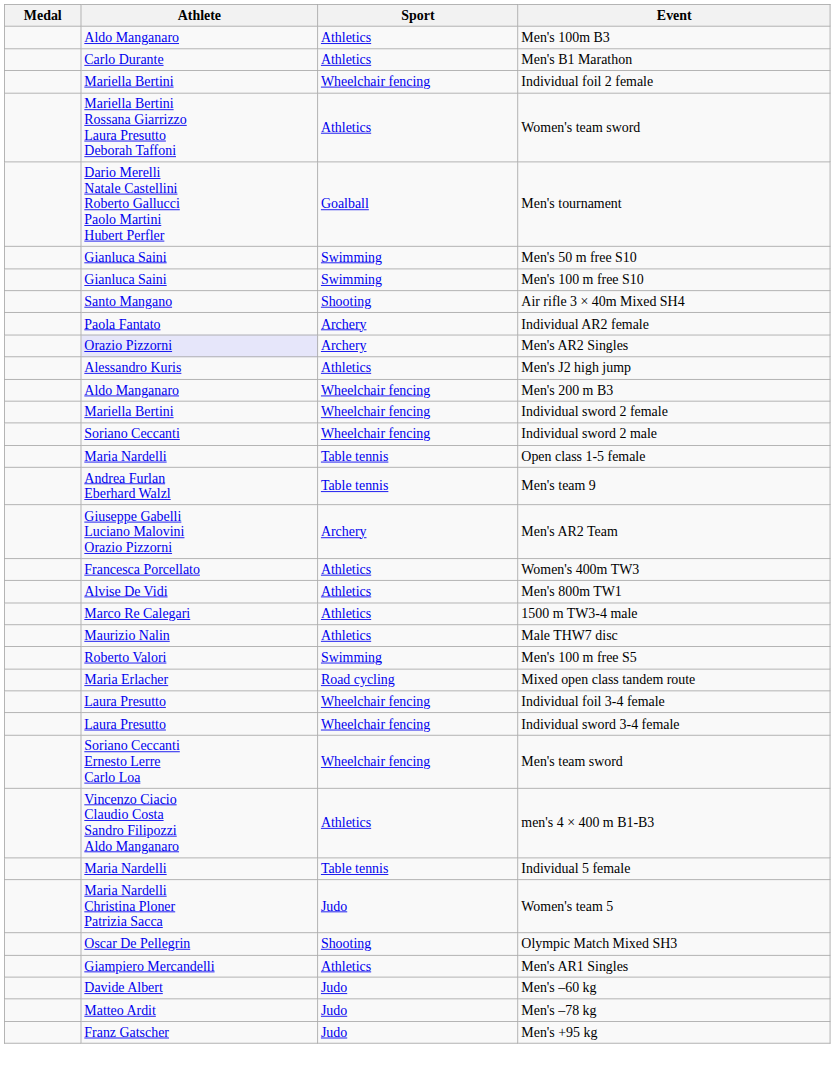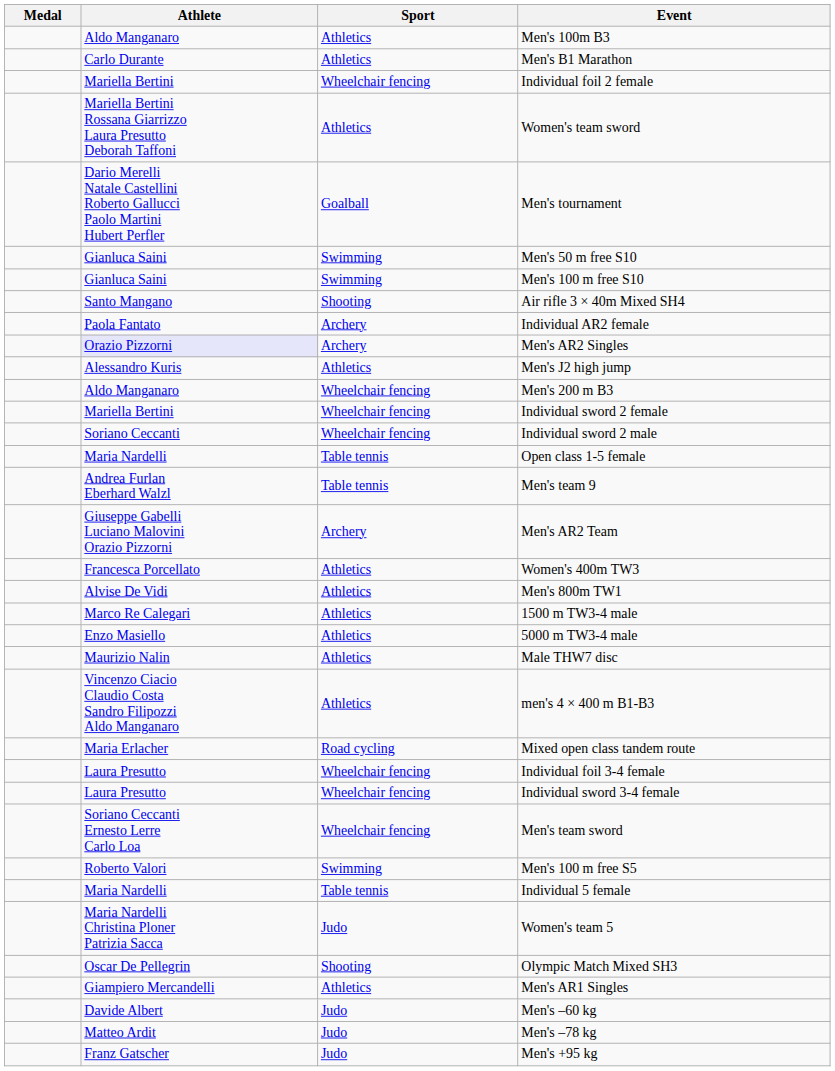+ row: (579, 635)
rows swapped: (588, 823) <-> (579, 657)
